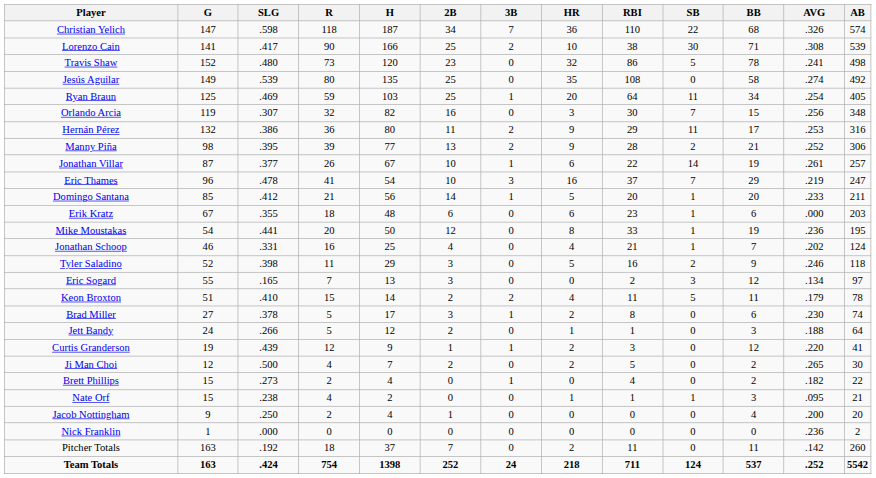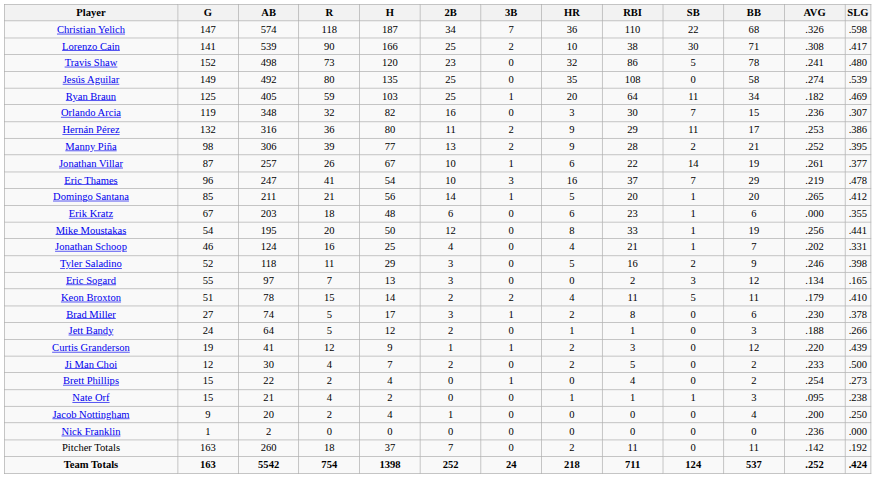columns swapped: (858, 12) <-> (269, 12)
(814, 96) .254 -> (815, 96) .182
(814, 113) .256 -> (815, 113) .236
(814, 197) .233 -> (815, 197) .265
(814, 230) .236 -> (815, 230) .256
(814, 364) .265 -> (815, 364) .233
(814, 381) .182 -> (815, 381) .254
